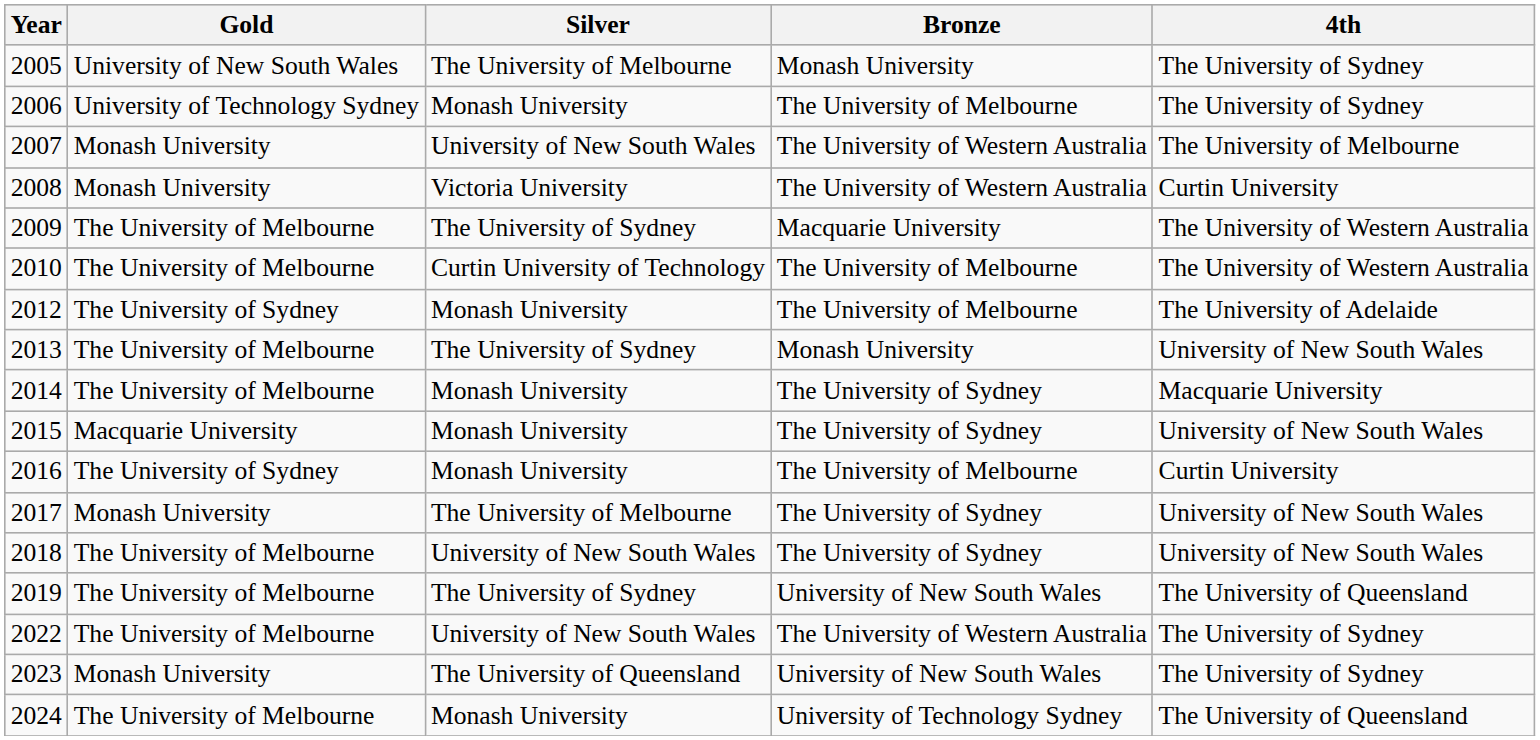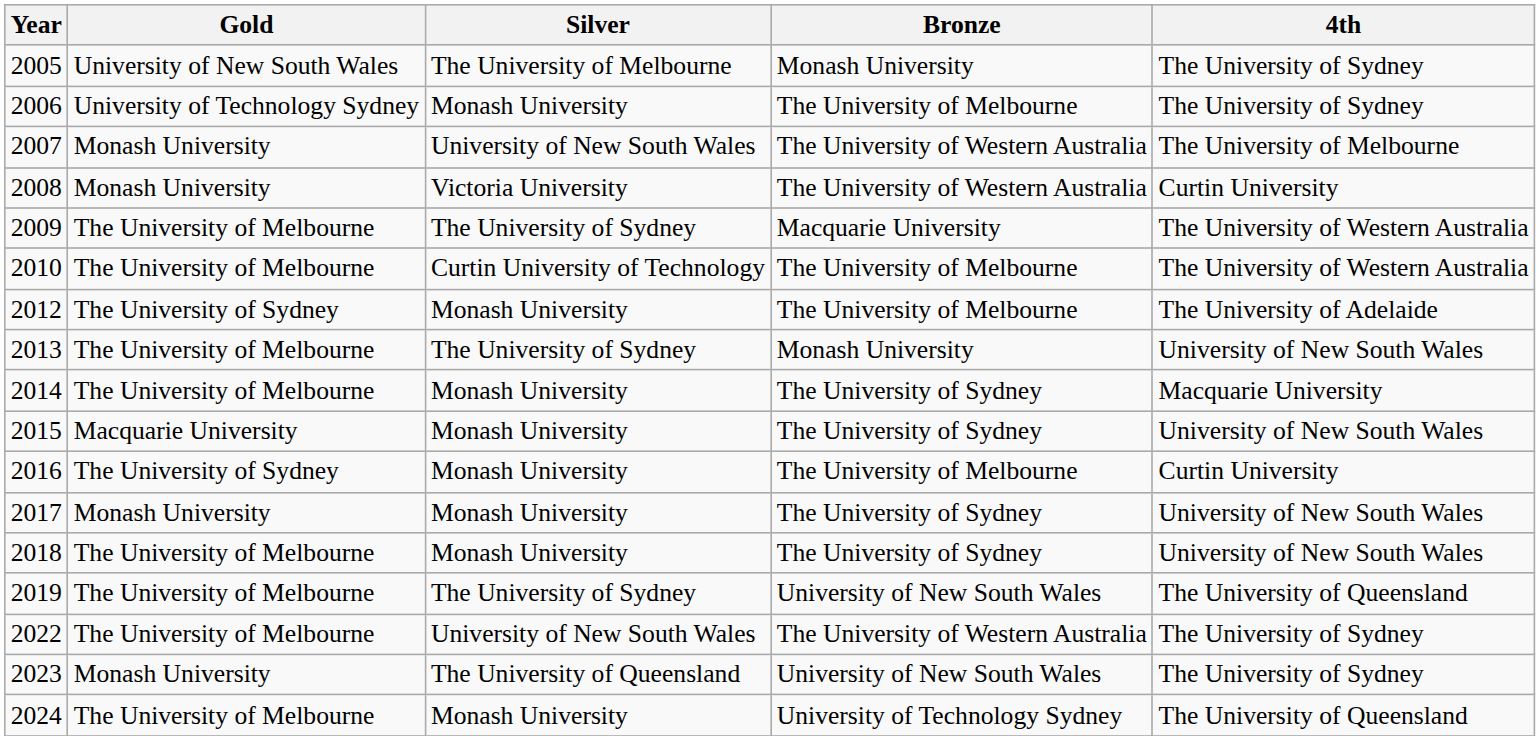(581, 512) The University of Melbourne -> (529, 512) Monash University
(593, 552) University of New South Wales -> (529, 552) Monash University
